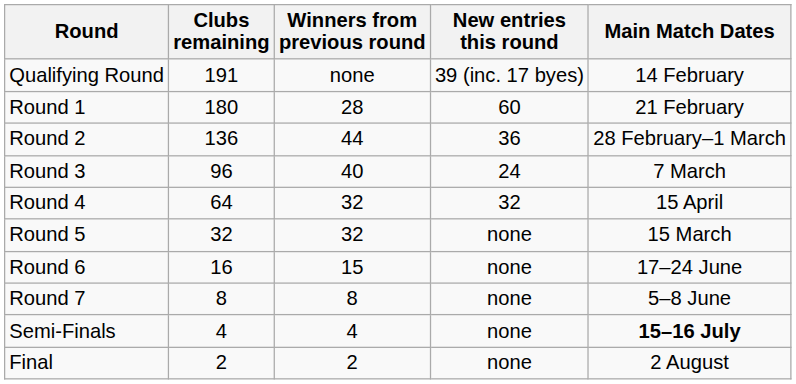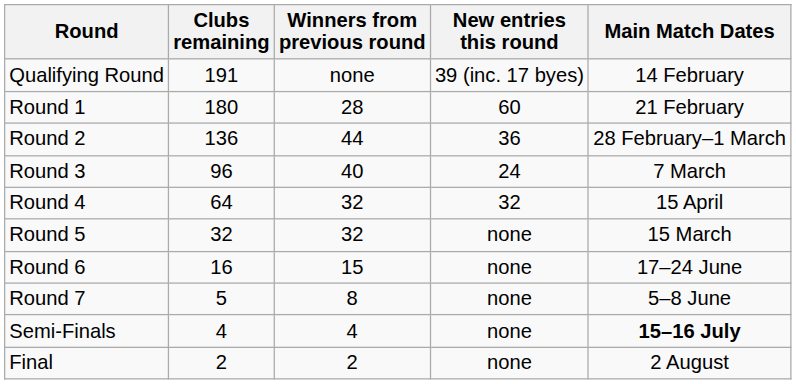(221, 298) 8 -> (221, 298) 5
